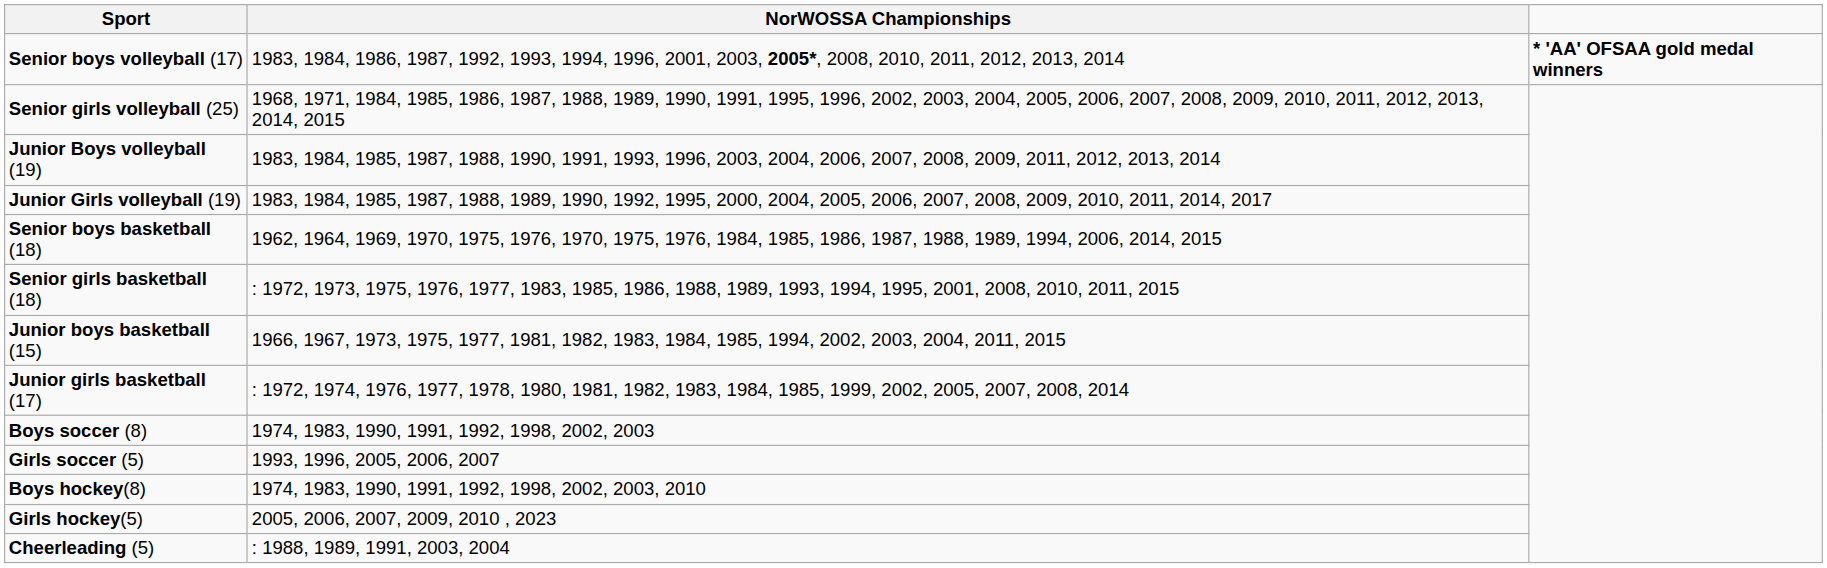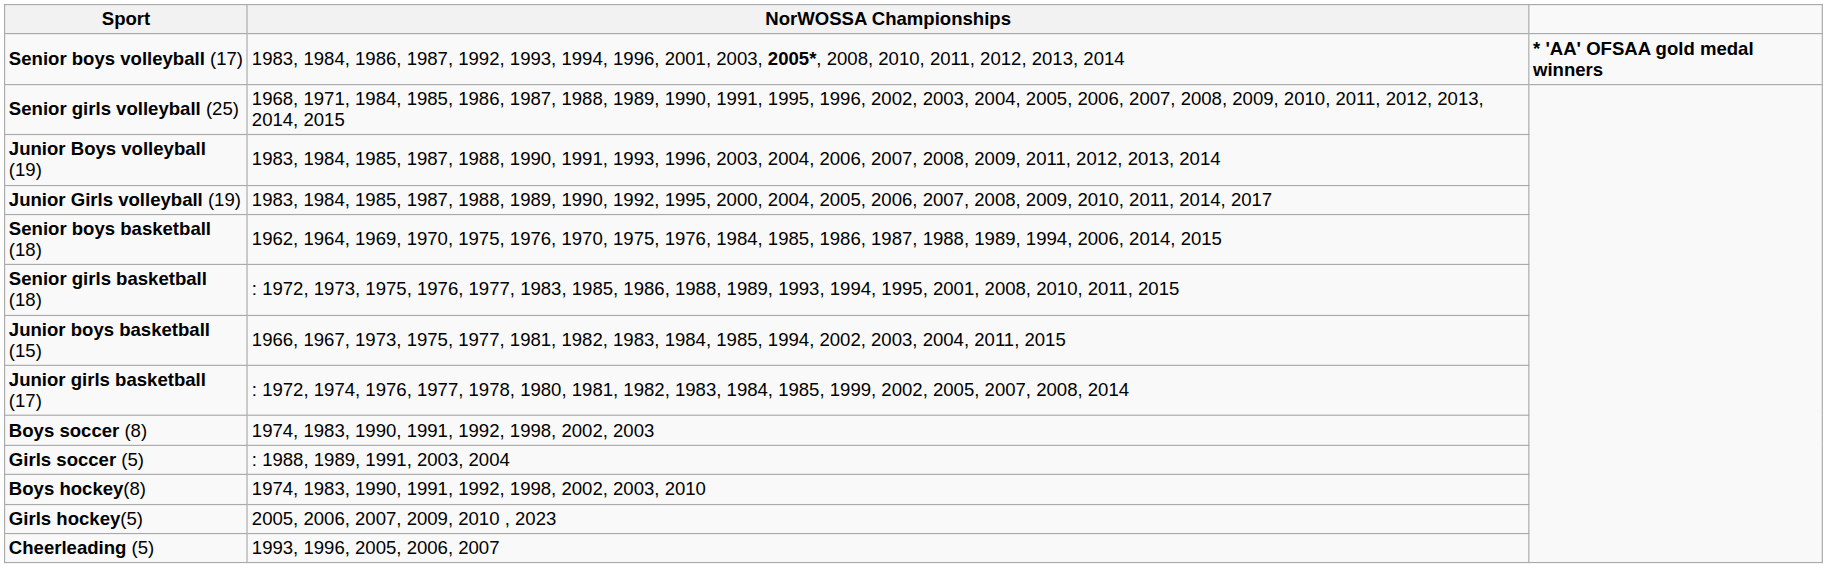(376, 459) 1993, 1996, 2005, 2006, 2007 -> (381, 459) : 1988, 1989, 1991, 2003, 2004
(381, 548) : 1988, 1989, 1991, 2003, 2004 -> (376, 548) 1993, 1996, 2005, 2006, 2007
